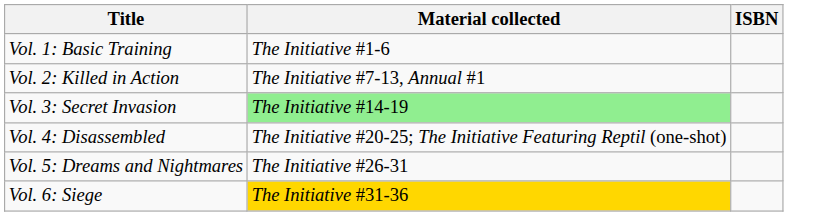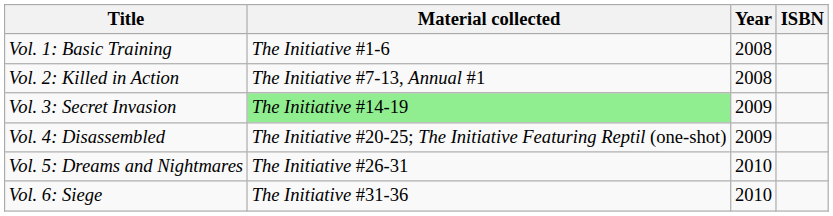+ column: (754, 19)
(330, 195) gold background -> (330, 195) no background
